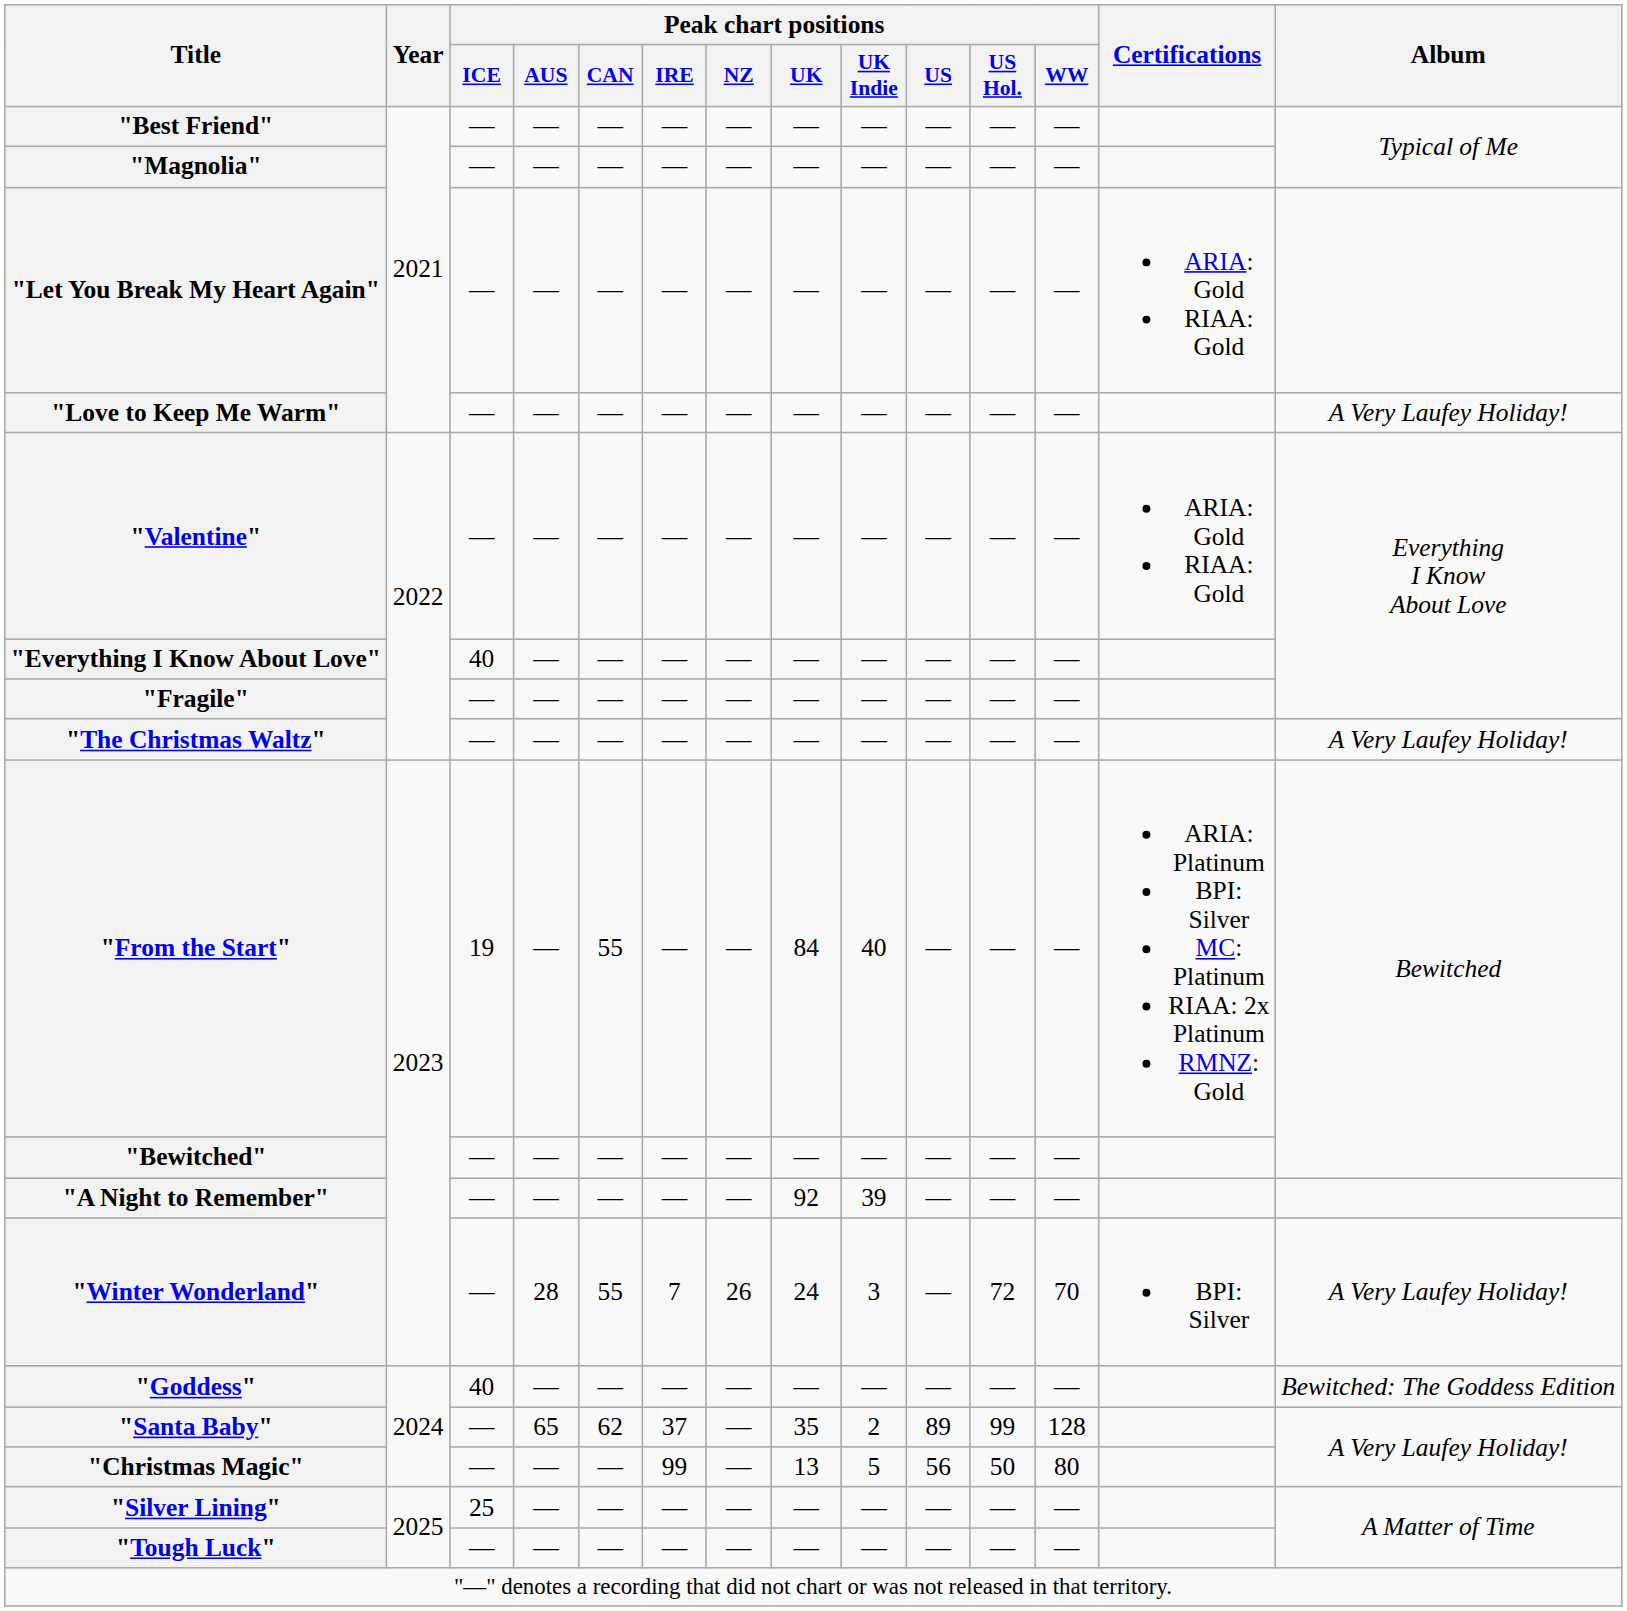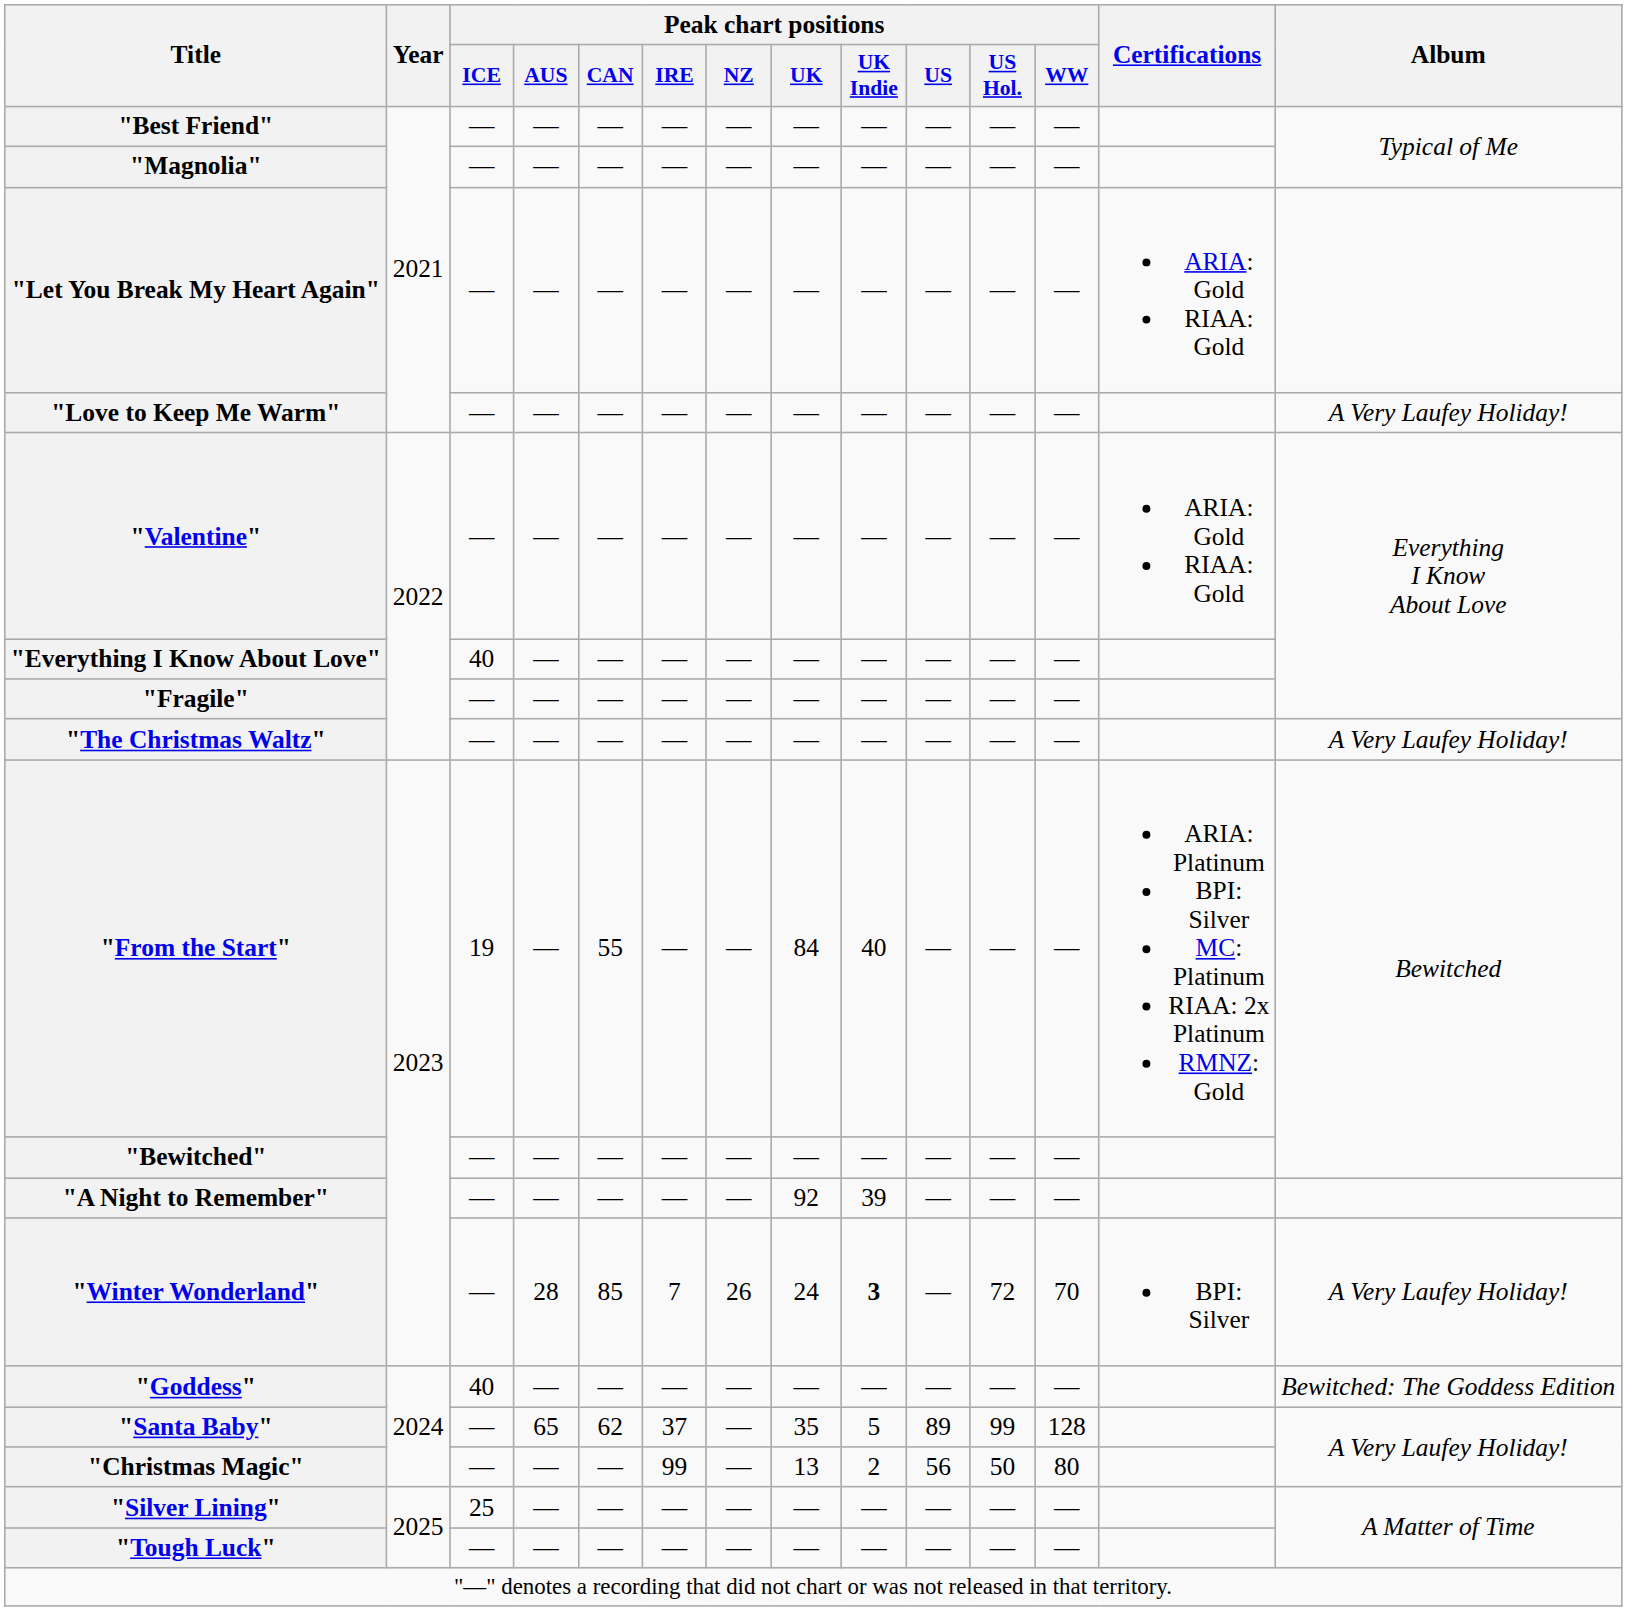(610, 1291) 55 -> (610, 1291) 85
(874, 1291) normal -> (874, 1291) bold
(874, 1426) 2 -> (874, 1426) 5
(874, 1466) 5 -> (874, 1466) 2
